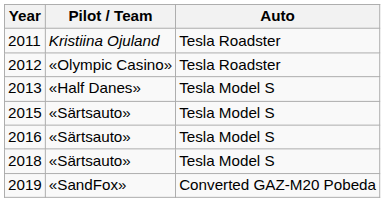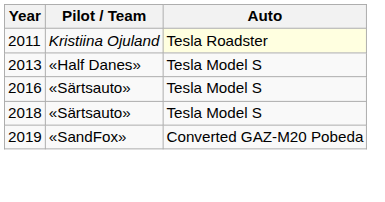(230, 40) no background -> (217, 40) lightyellow background
- row: (25, 64)
- row: (25, 112)
